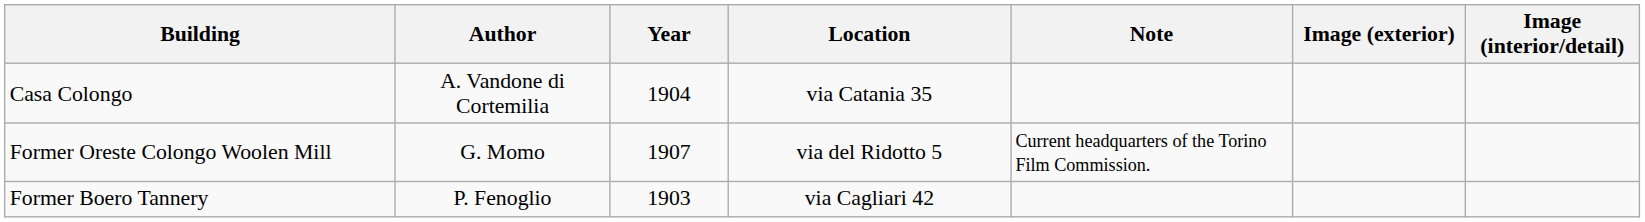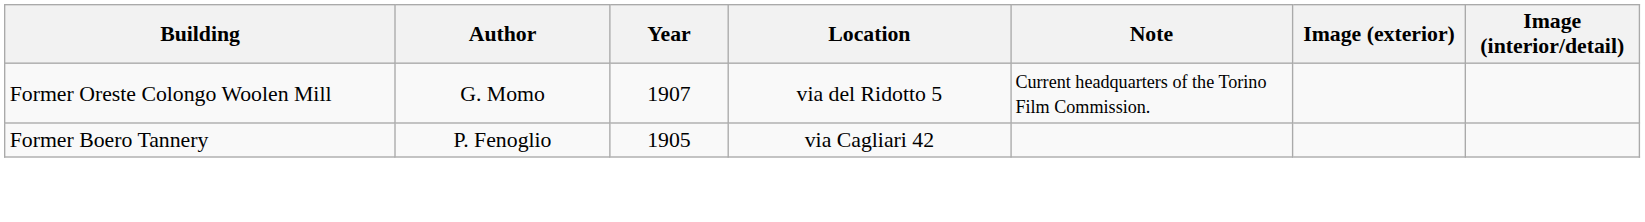- row: (71, 92)
(669, 198) 1903 -> (669, 139) 1905
